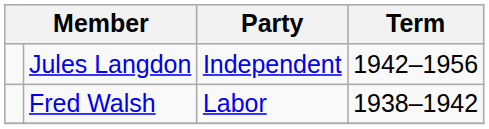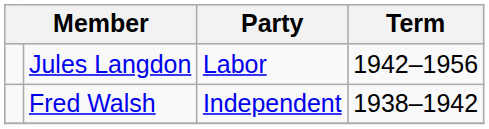(272, 63) Independent -> (235, 63) Labor
(235, 103) Labor -> (272, 103) Independent
